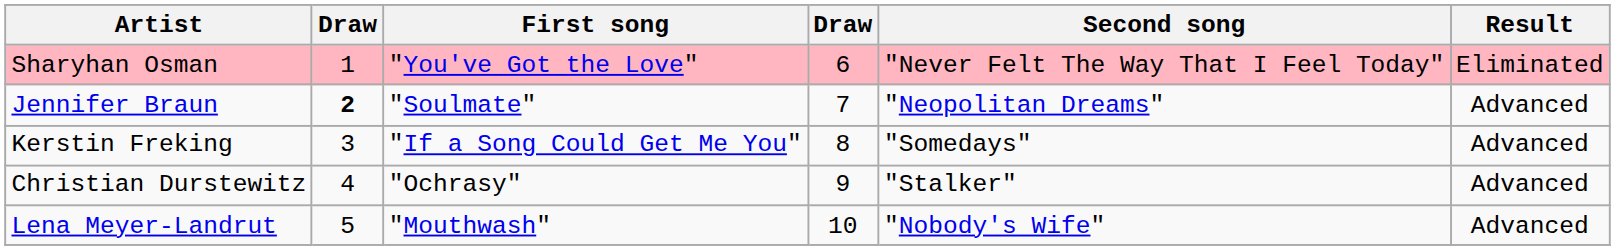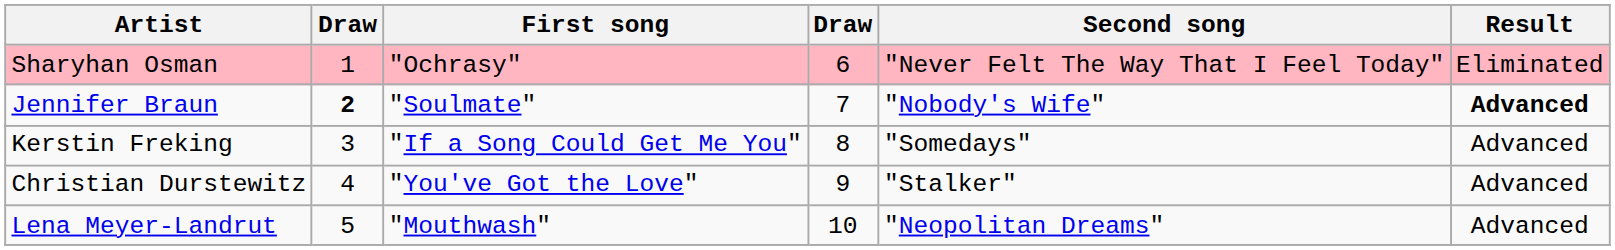(544, 65) "You've Got the Love" -> (455, 65) "Ochrasy"
(1024, 105) "Neopolitan Dreams" -> (995, 105) "Nobody's Wife"
(1530, 105) normal -> (1530, 105) bold
(455, 185) "Ochrasy" -> (544, 185) "You've Got the Love"
(995, 225) "Nobody's Wife" -> (1024, 225) "Neopolitan Dreams"
